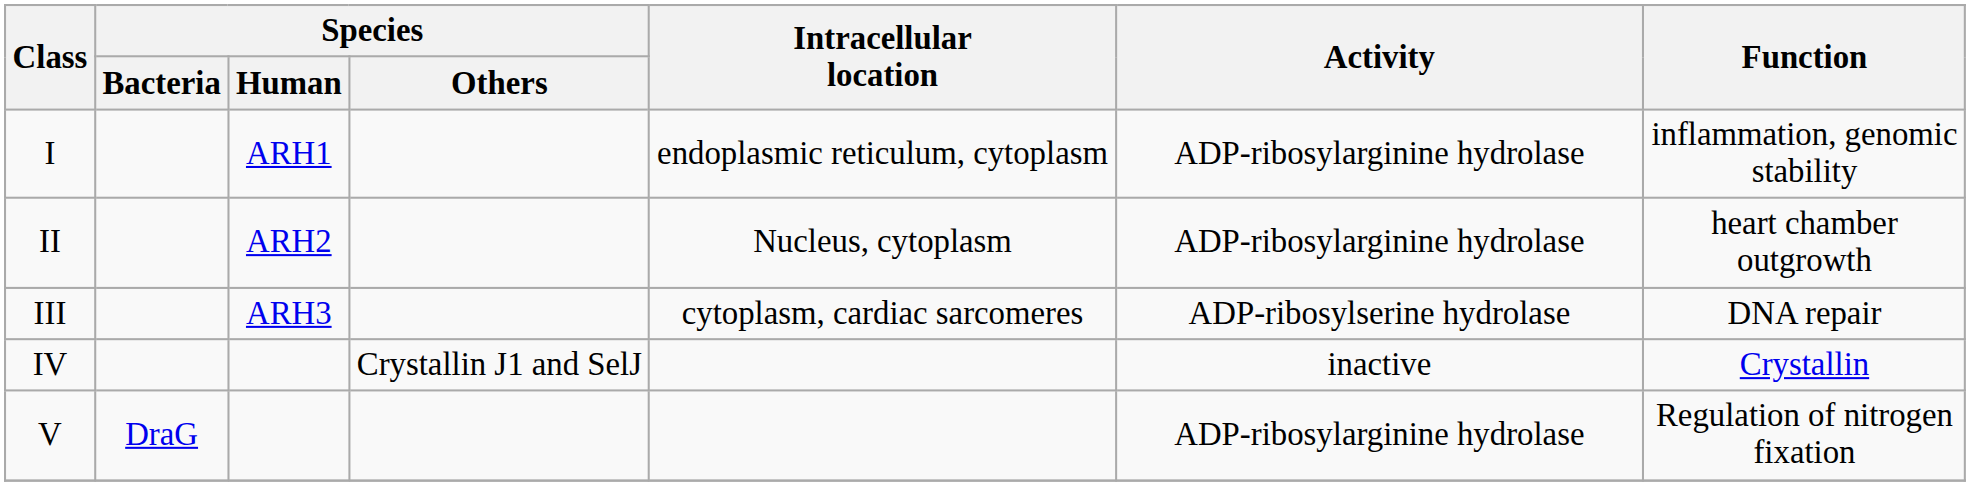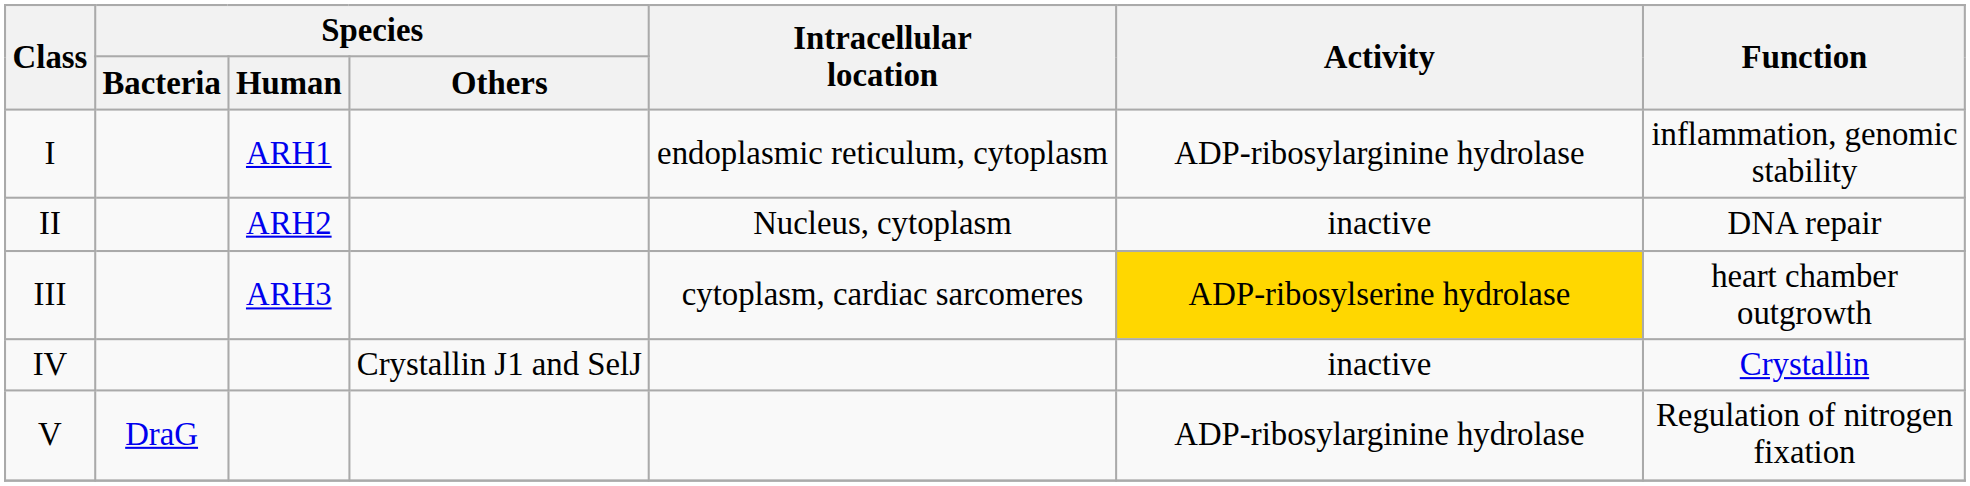(1379, 241) ADP-ribosylarginine hydrolase -> (1379, 223) inactive
(1804, 241) heart chamber outgrowth -> (1804, 223) DNA repair
(1379, 312) no background -> (1379, 293) gold background
(1804, 312) DNA repair -> (1804, 293) heart chamber outgrowth
